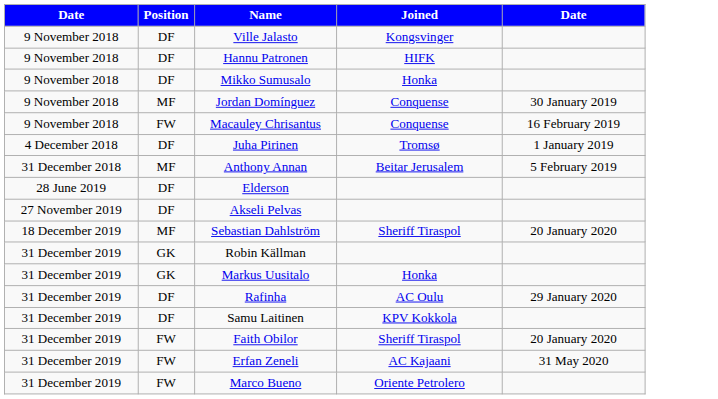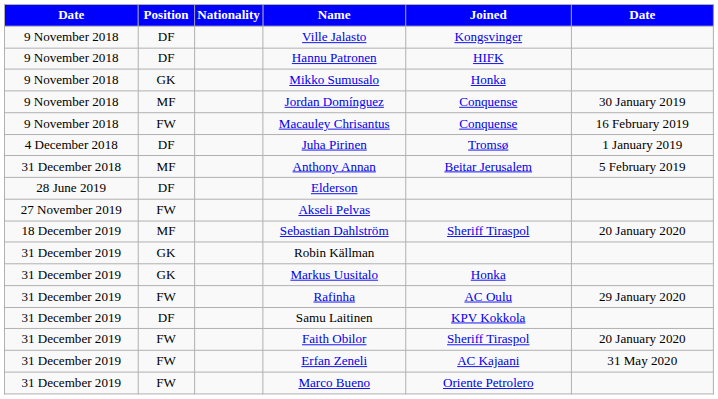+ column: (229, 15)
(166, 80) DF -> (166, 80) GK
(166, 210) DF -> (166, 210) FW
(166, 296) DF -> (166, 296) FW
